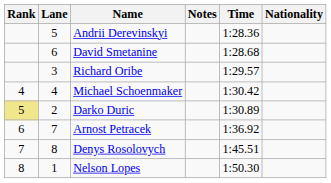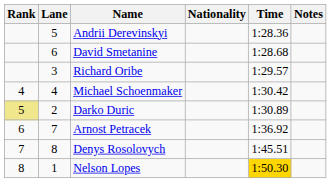columns swapped: (294, 14) <-> (202, 14)
(241, 168) no background -> (270, 168) gold background
